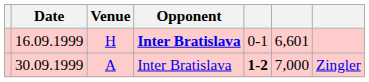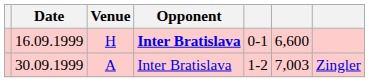(292, 40) 6,601 -> (292, 40) 6,600
(258, 64) bold -> (258, 64) normal
(292, 64) 7,000 -> (292, 64) 7,003
